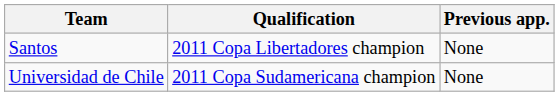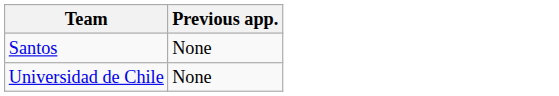- column: (304, 18)
